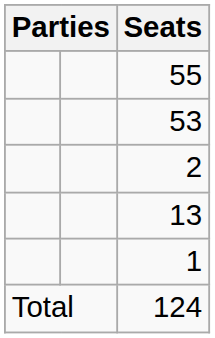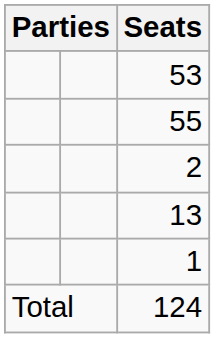rows swapped: (186, 74) <-> (186, 121)
